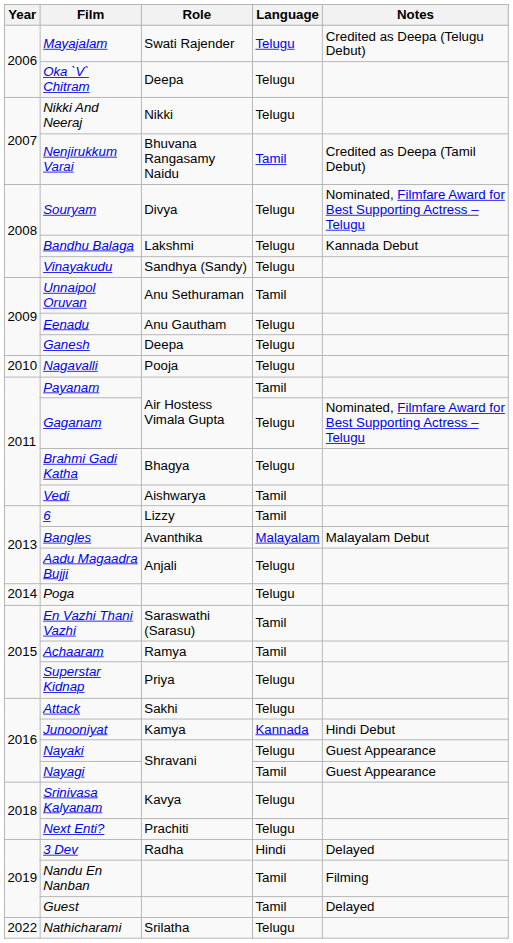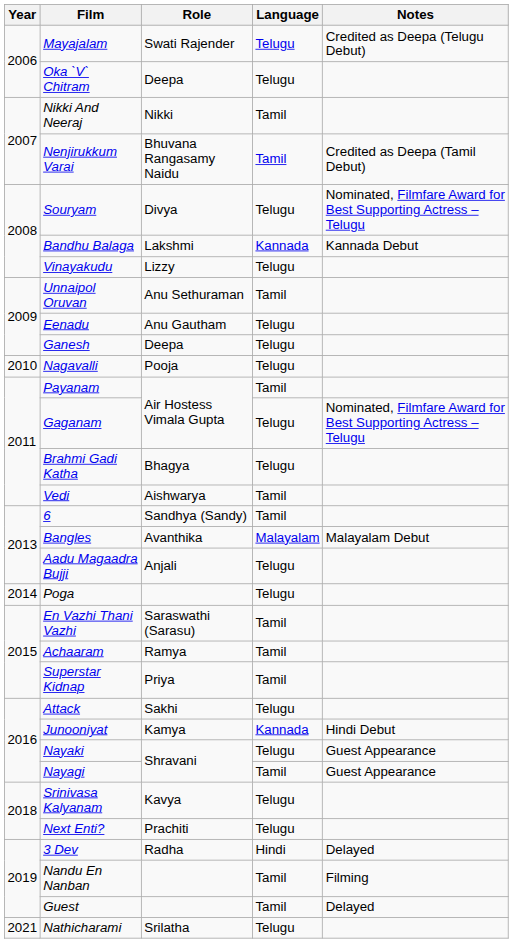(275, 115) Telugu -> (271, 115) Tamil
(275, 245) Telugu -> (282, 245) Kannada
(196, 267) Sandhya (Sandy) -> (159, 267) Lizzy
(159, 516) Lizzy -> (196, 516) Sandhya (Sandy)
(275, 680) Telugu -> (271, 680) Tamil
(22, 928) 2022 -> (22, 928) 2021
